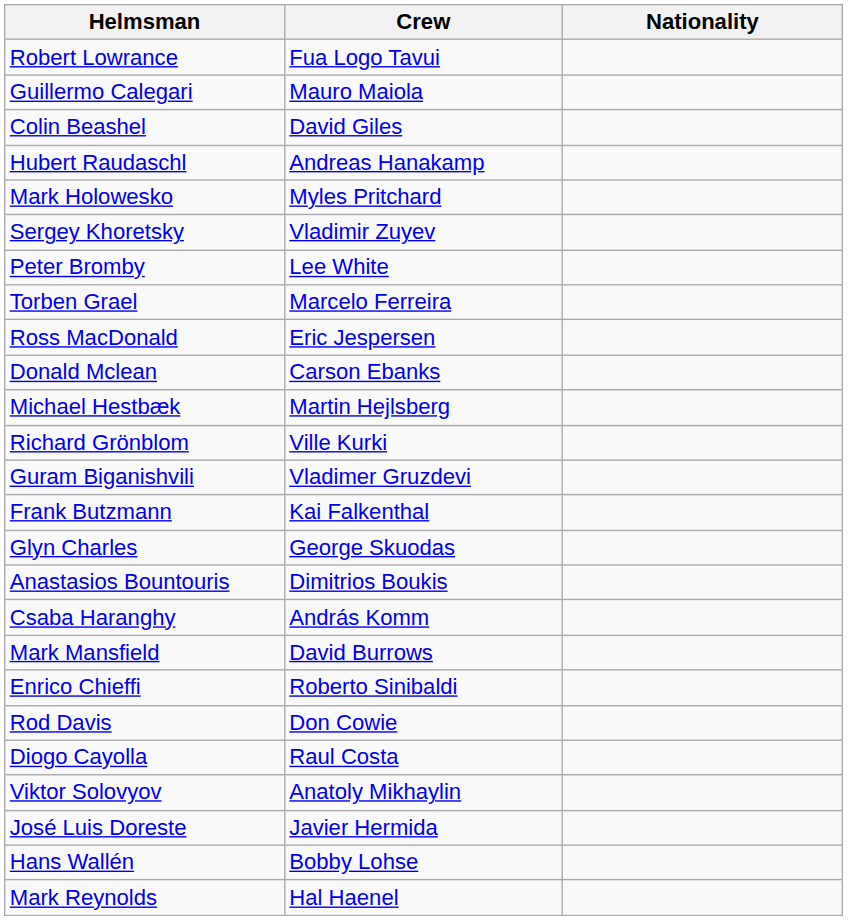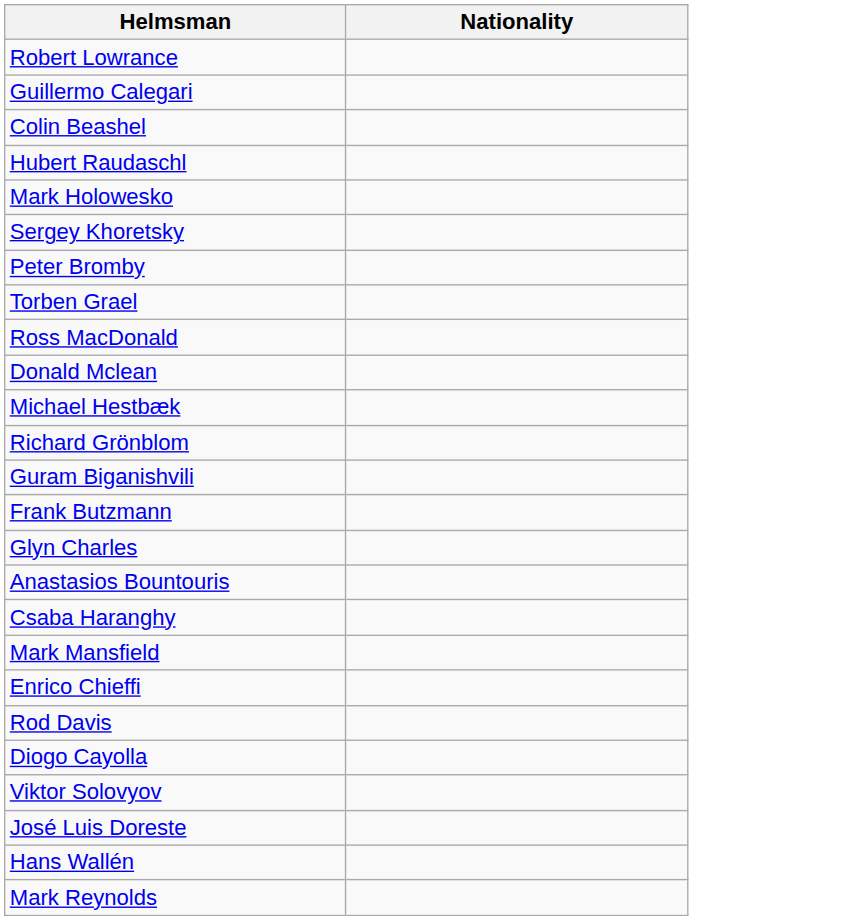- column: (423, 22)
